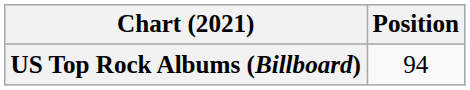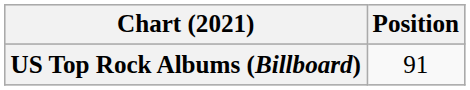(416, 64) 94 -> (416, 64) 91
